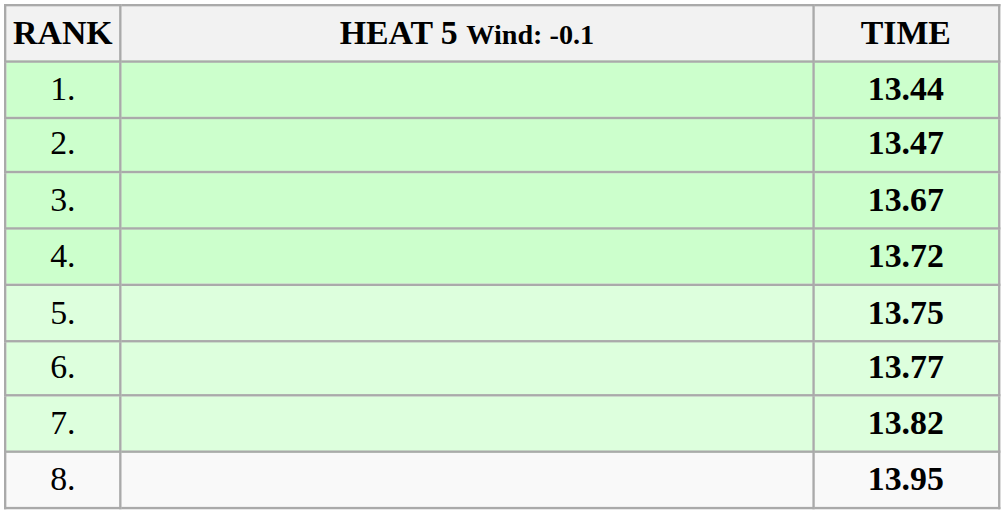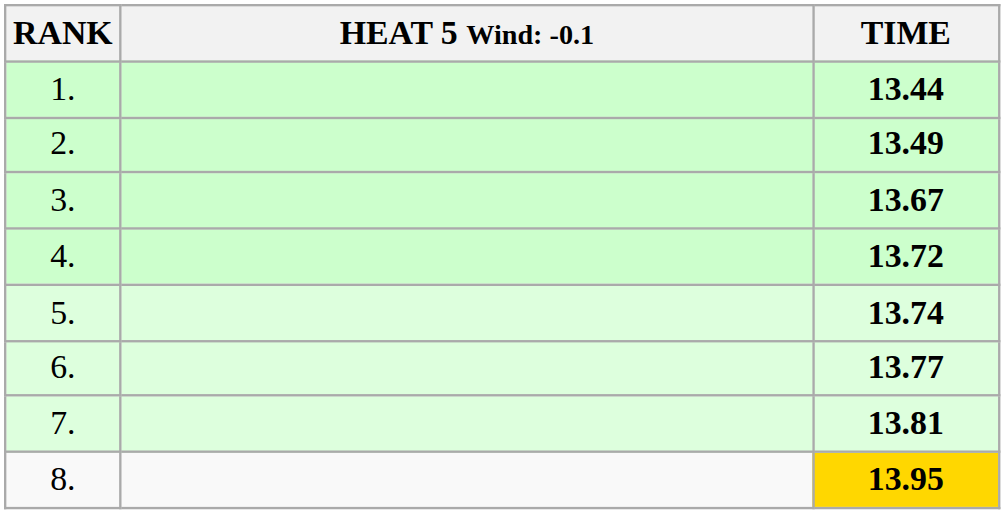(906, 144) 13.47 -> (906, 144) 13.49
(906, 311) 13.75 -> (906, 311) 13.74
(906, 423) 13.82 -> (906, 423) 13.81
(906, 479) no background -> (906, 479) gold background
